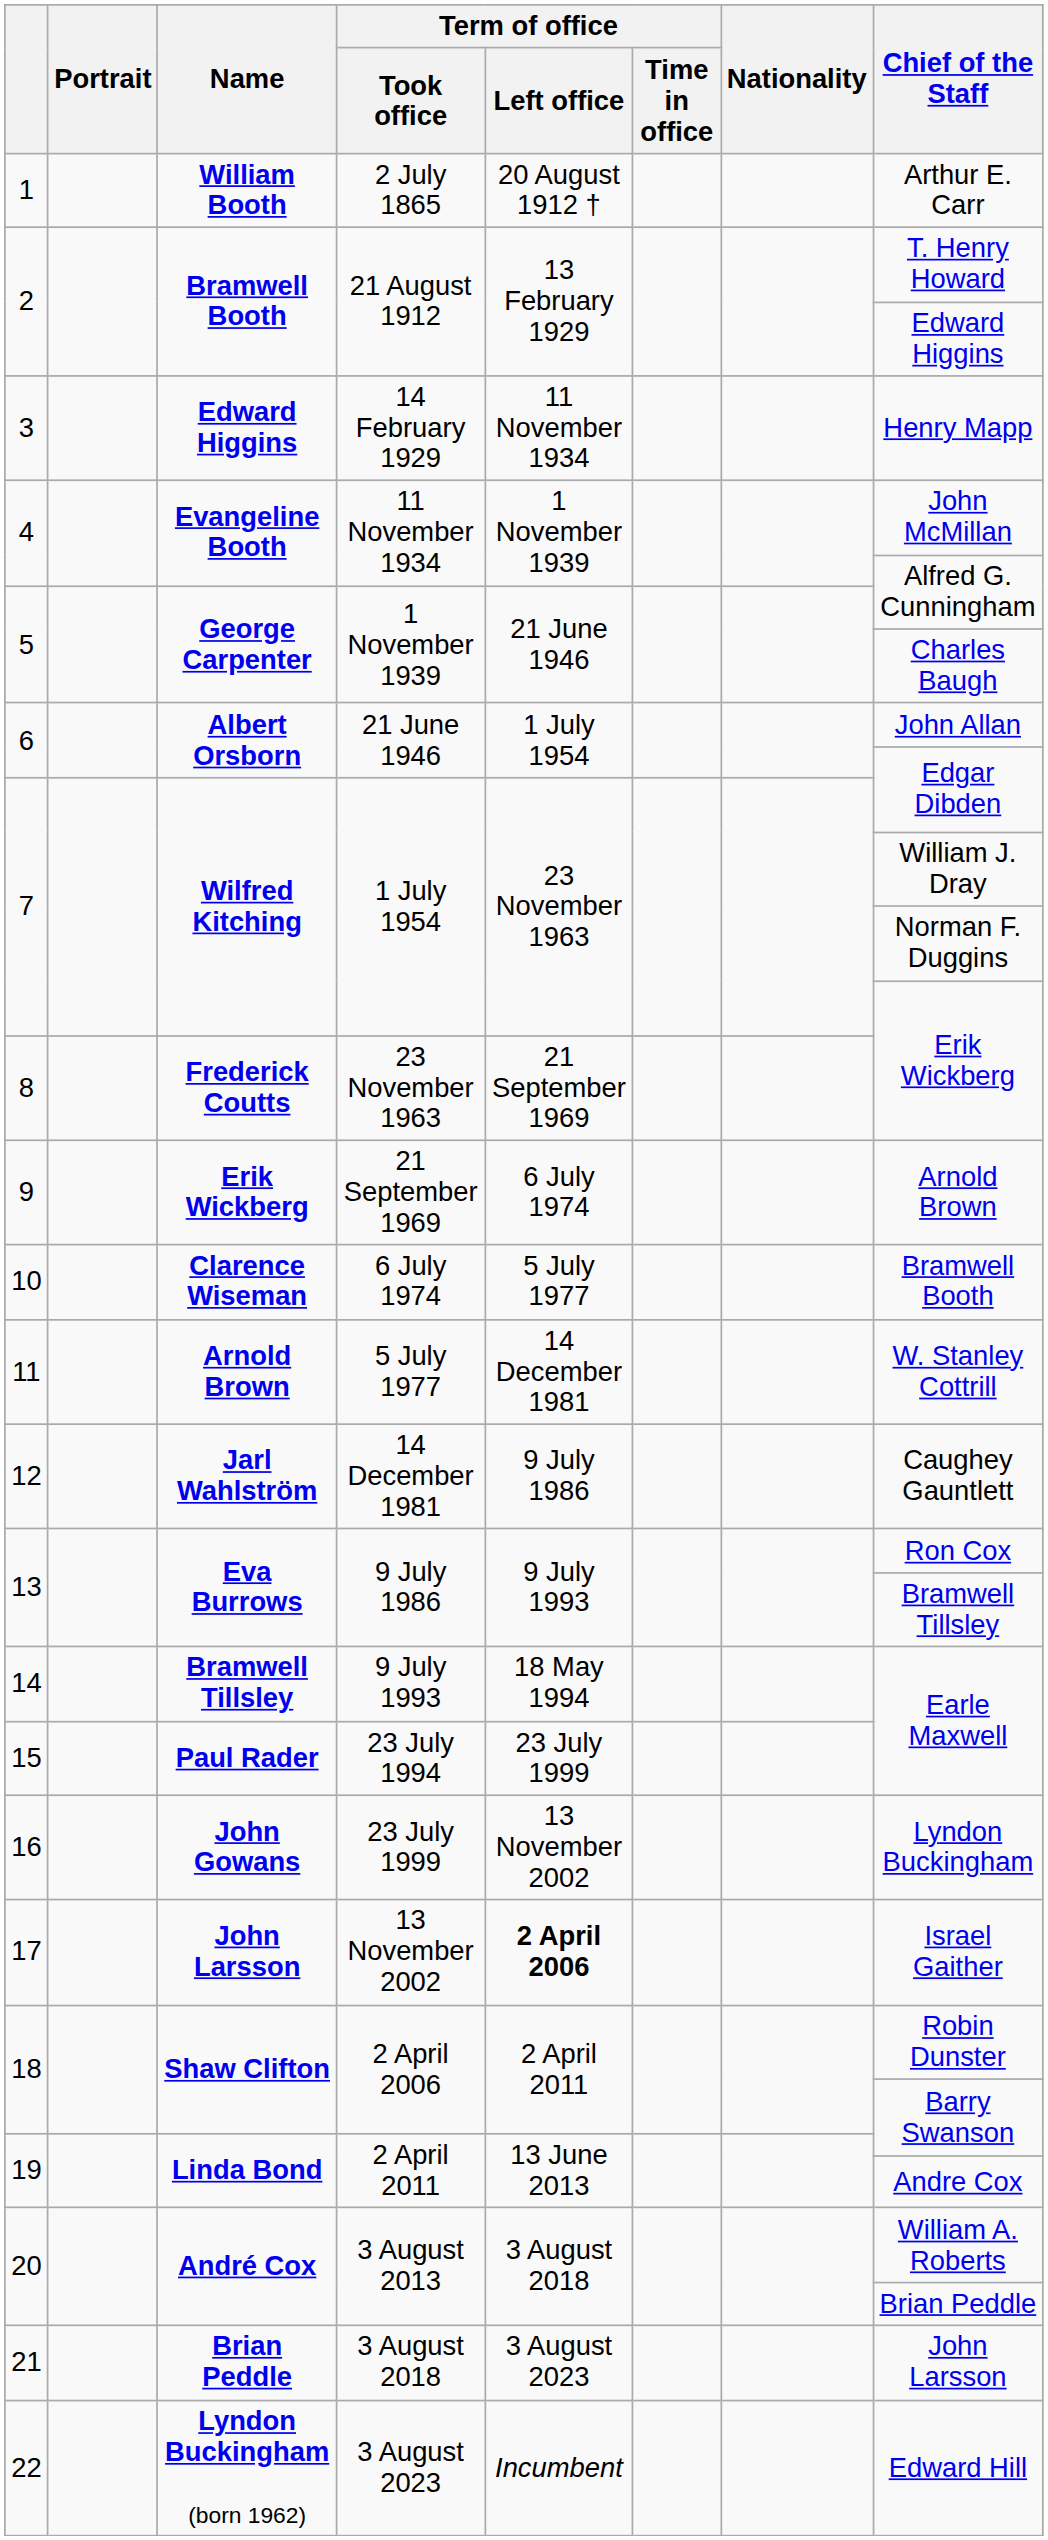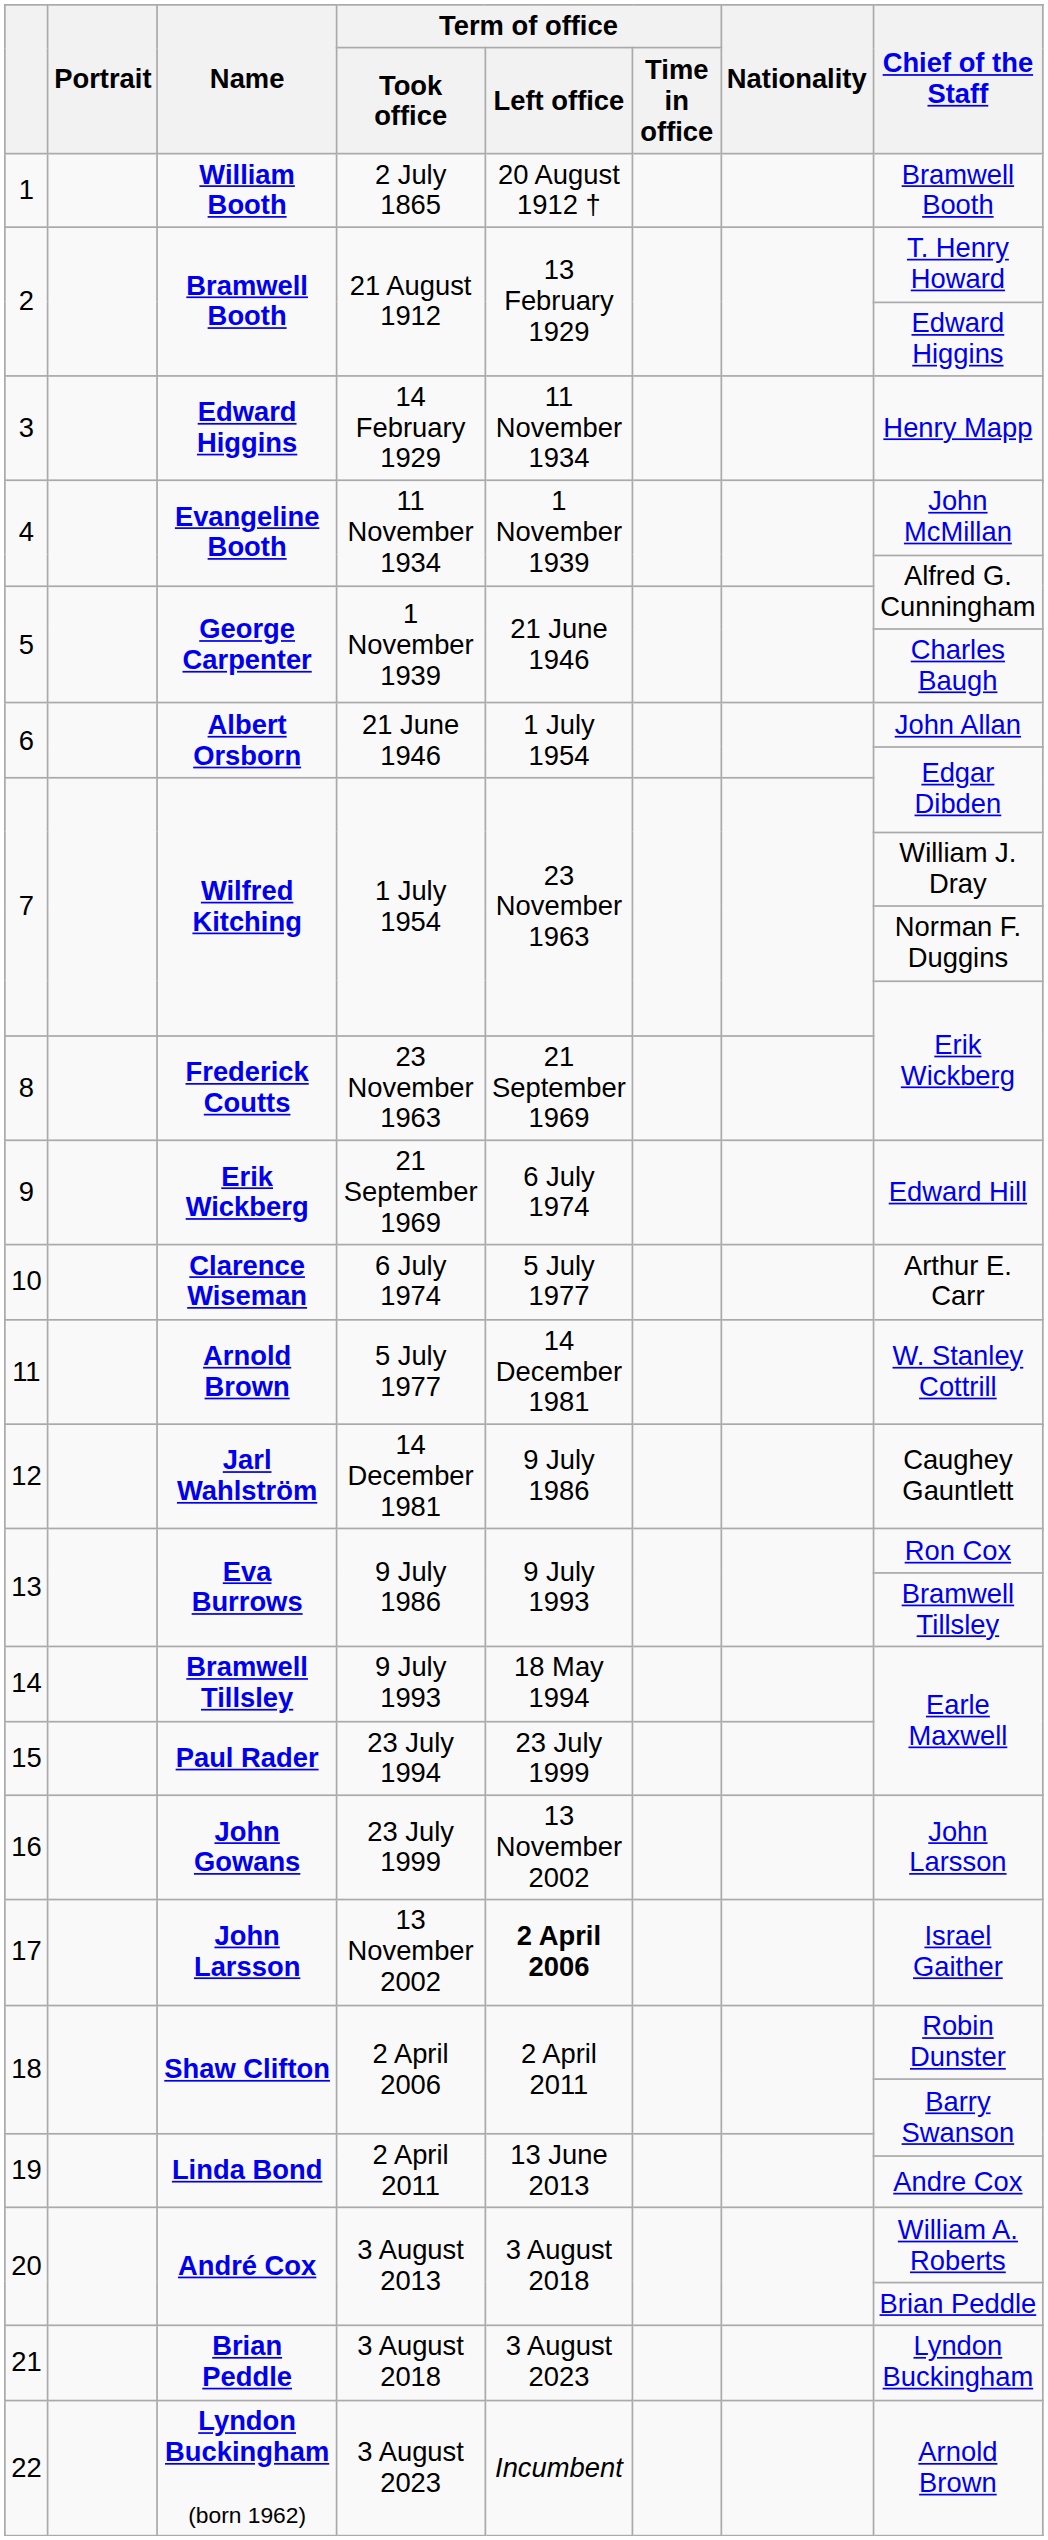(958, 189) Arthur E. Carr -> (958, 189) Bramwell Booth
(958, 1192) Arnold Brown -> (958, 1192) Edward Hill
(958, 1281) Bramwell Booth -> (958, 1281) Arthur E. Carr
(958, 1847) Lyndon Buckingham -> (958, 1847) John Larsson
(958, 2362) John Larsson -> (958, 2362) Lyndon Buckingham
(958, 2467) Edward Hill -> (958, 2467) Arnold Brown
